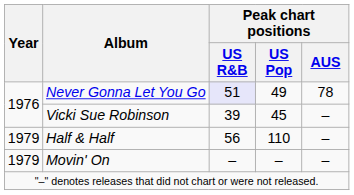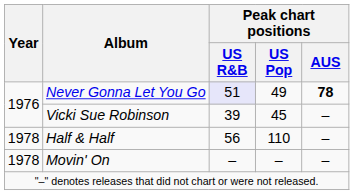(325, 92) normal -> (325, 92) bold
(24, 138) 1979 -> (24, 138) 1978
(24, 160) 1979 -> (24, 160) 1978
